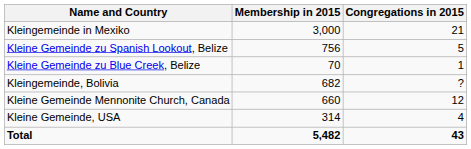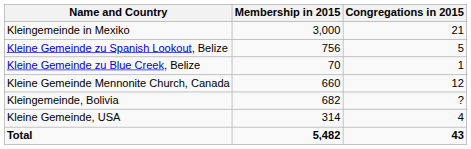rows swapped: (63, 83) <-> (118, 100)
